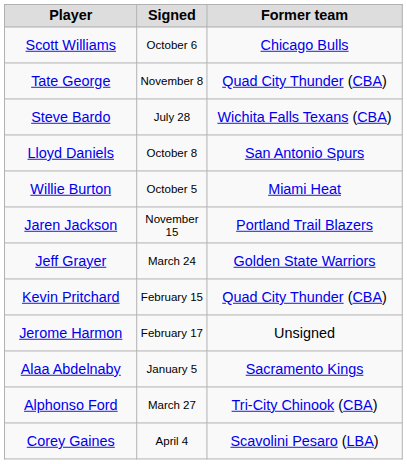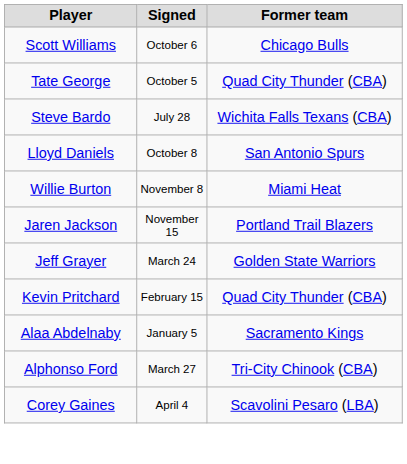(172, 81) November 8 -> (172, 81) October 5
(172, 189) October 5 -> (172, 189) November 8
- row: (71, 333)
